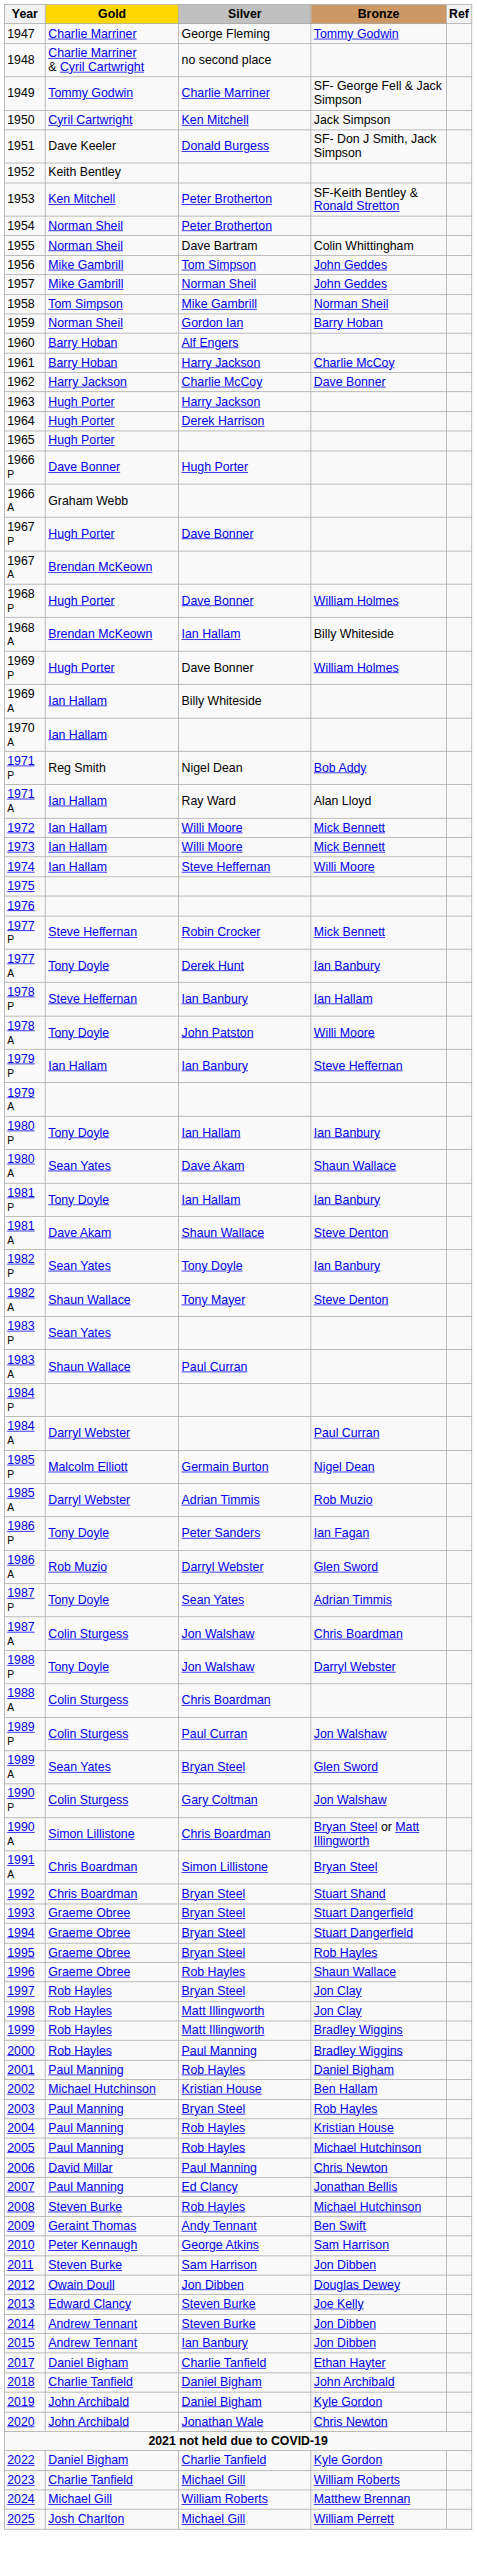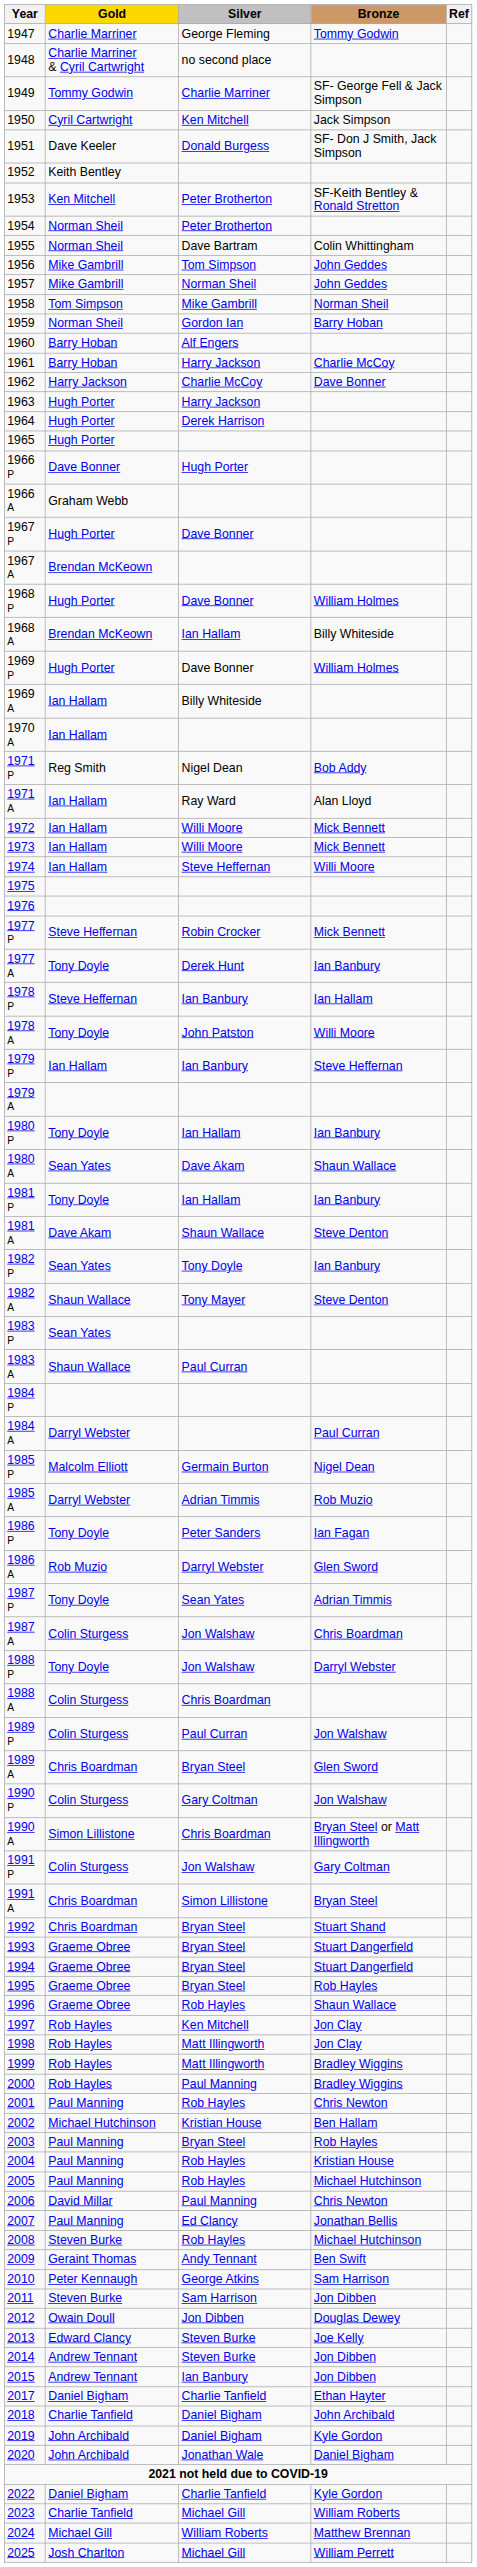(80, 1767) Sean Yates -> (93, 1767) Chris Boardman
+ row: (21, 1867)
(213, 1991) Bryan Steel -> (215, 2025) Ken Mitchell
(354, 2069) Daniel Bigham -> (351, 2103) Chris Newton
(351, 2421) Chris Newton -> (354, 2455) Daniel Bigham
